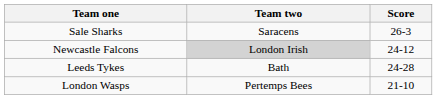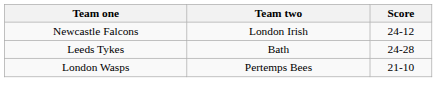- row: (96, 31)
(278, 49) lightgrey background -> (278, 31) no background
